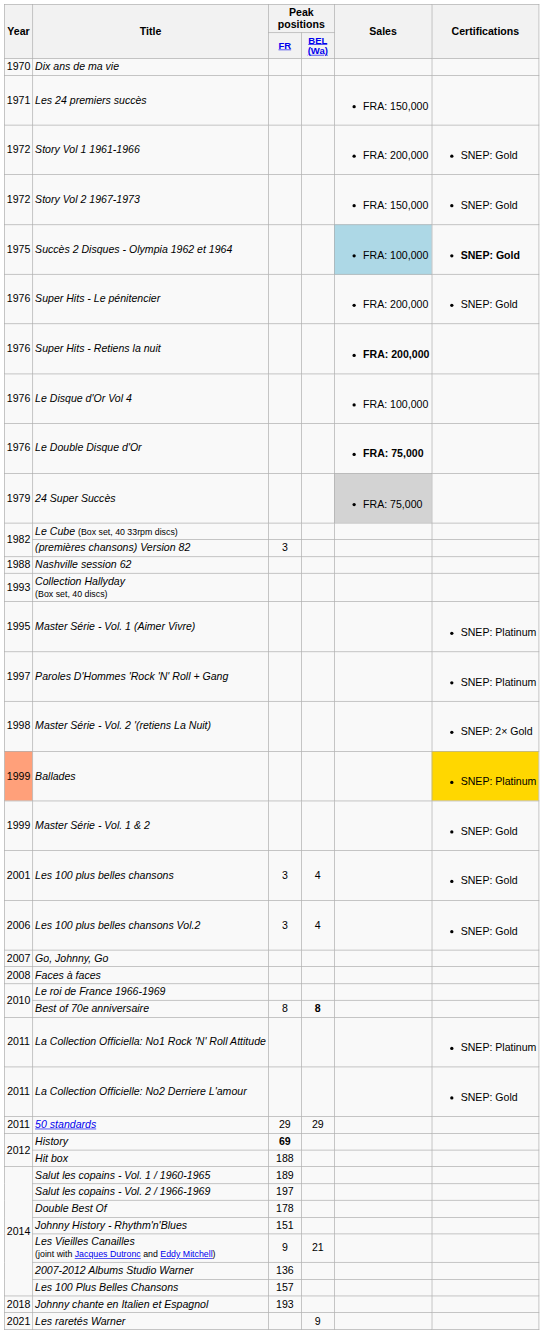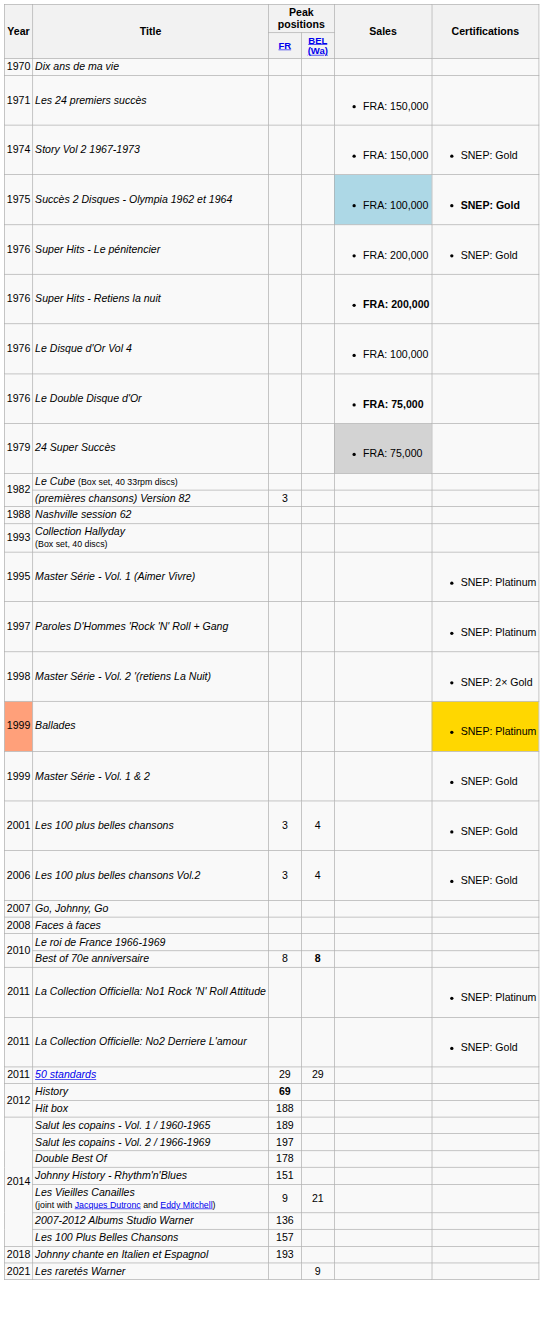- row: (87, 150)
(19, 199) 1972 -> (19, 150) 1974
